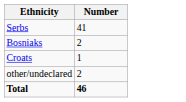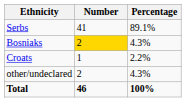+ column: (154, 12)
(79, 43) no background -> (79, 43) gold background
